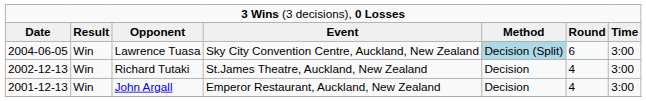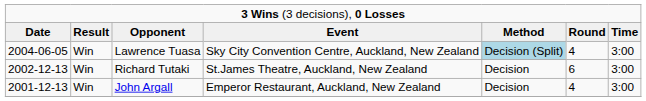(572, 51) 6 -> (572, 51) 4
(572, 69) 4 -> (572, 69) 6
